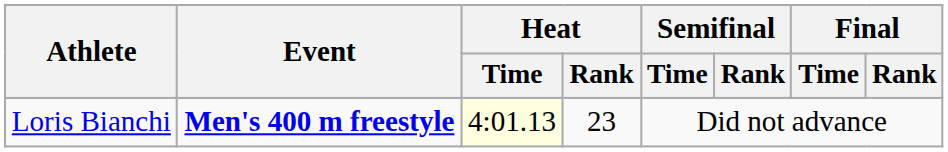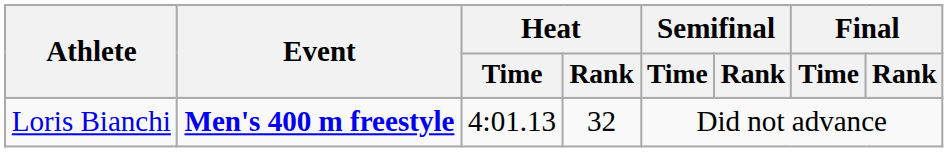(512, 122) lightyellow background -> (512, 122) no background
(602, 122) 23 -> (602, 122) 32
